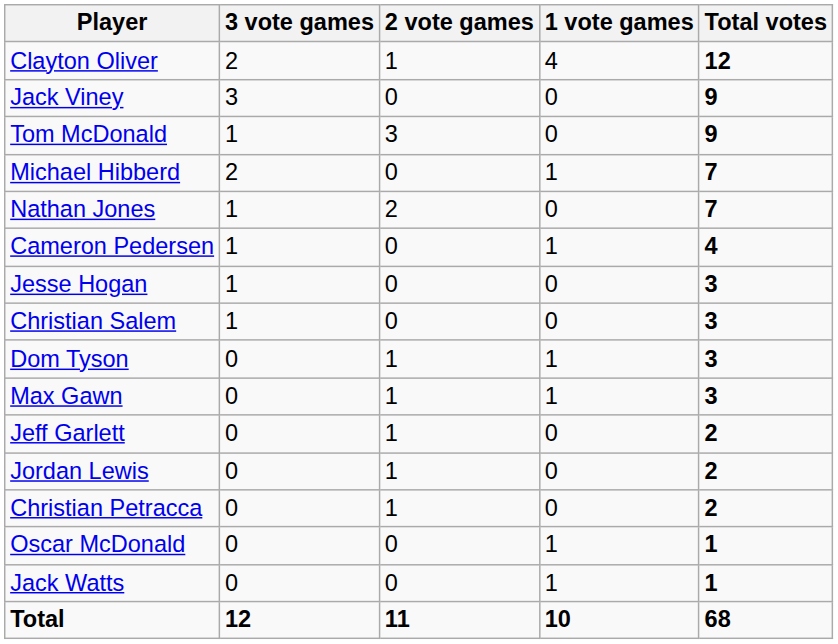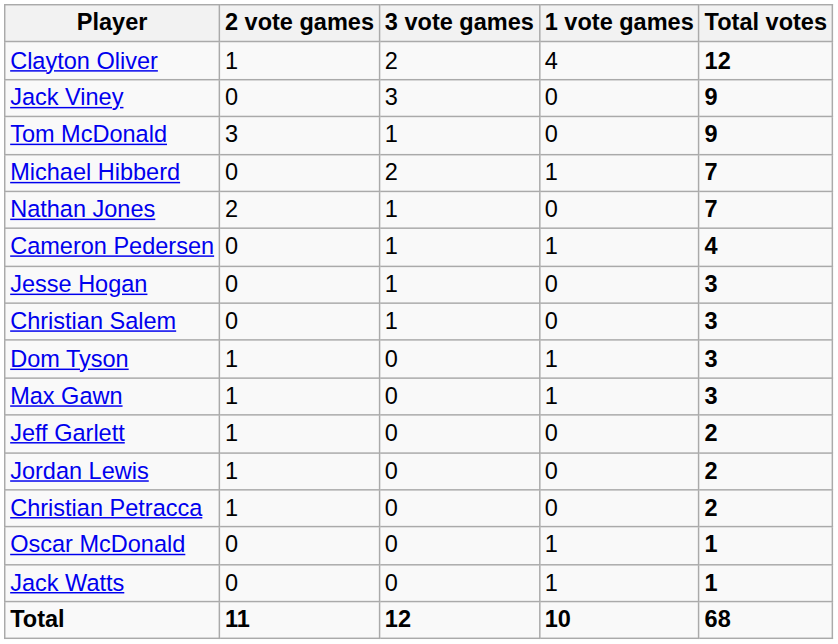columns swapped: (299, 23) <-> (459, 23)
